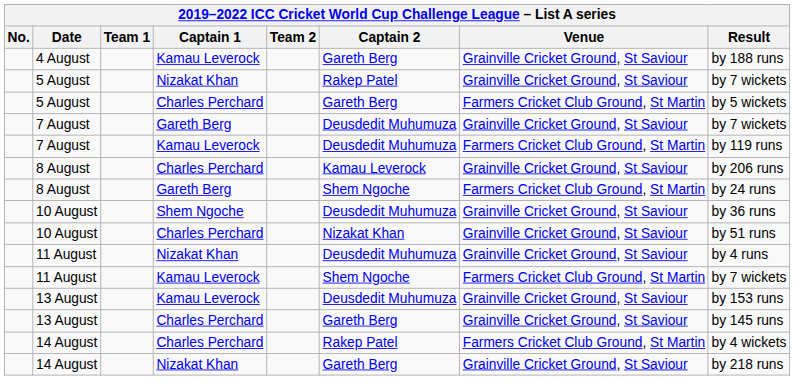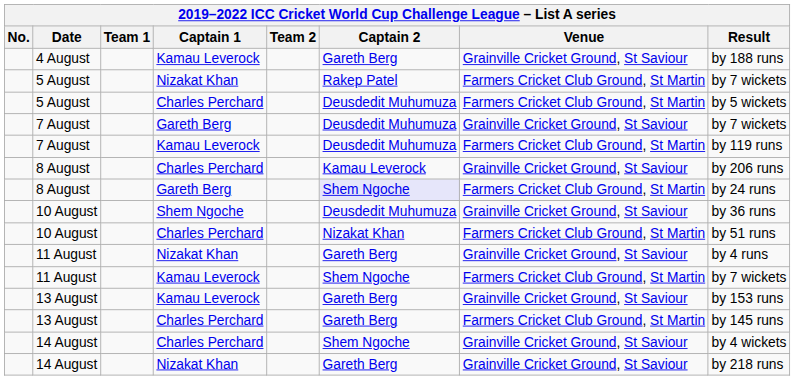(575, 80) Grainville Cricket Ground, St Saviour -> (584, 80) Farmers Cricket Club Ground, St Martin
(360, 102) Gareth Berg -> (389, 102) Deusdedit Muhumuza
(366, 189) no background -> (366, 189) lavender background
(575, 233) Grainville Cricket Ground, St Saviour -> (584, 233) Farmers Cricket Club Ground, St Martin
(389, 255) Deusdedit Muhumuza -> (360, 255) Gareth Berg
(389, 299) Deusdedit Muhumuza -> (360, 299) Gareth Berg
(575, 320) Grainville Cricket Ground, St Saviour -> (584, 320) Farmers Cricket Club Ground, St Martin
(360, 342) Rakep Patel -> (366, 342) Shem Ngoche
(584, 342) Farmers Cricket Club Ground, St Martin -> (575, 342) Grainville Cricket Ground, St Saviour
